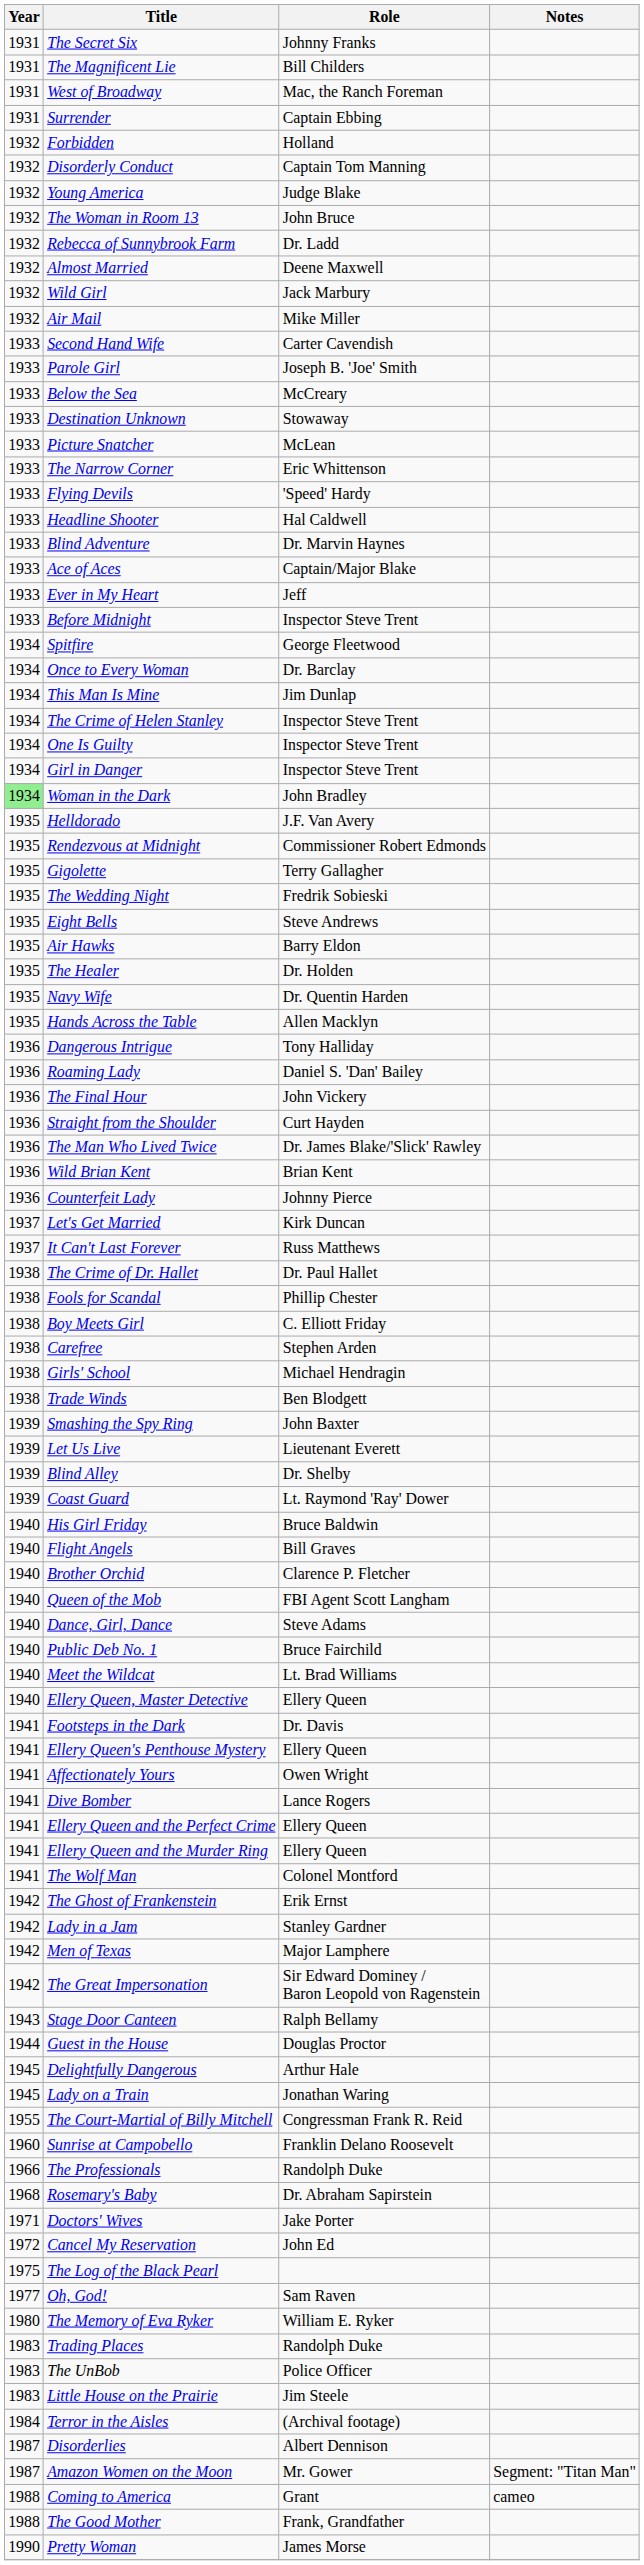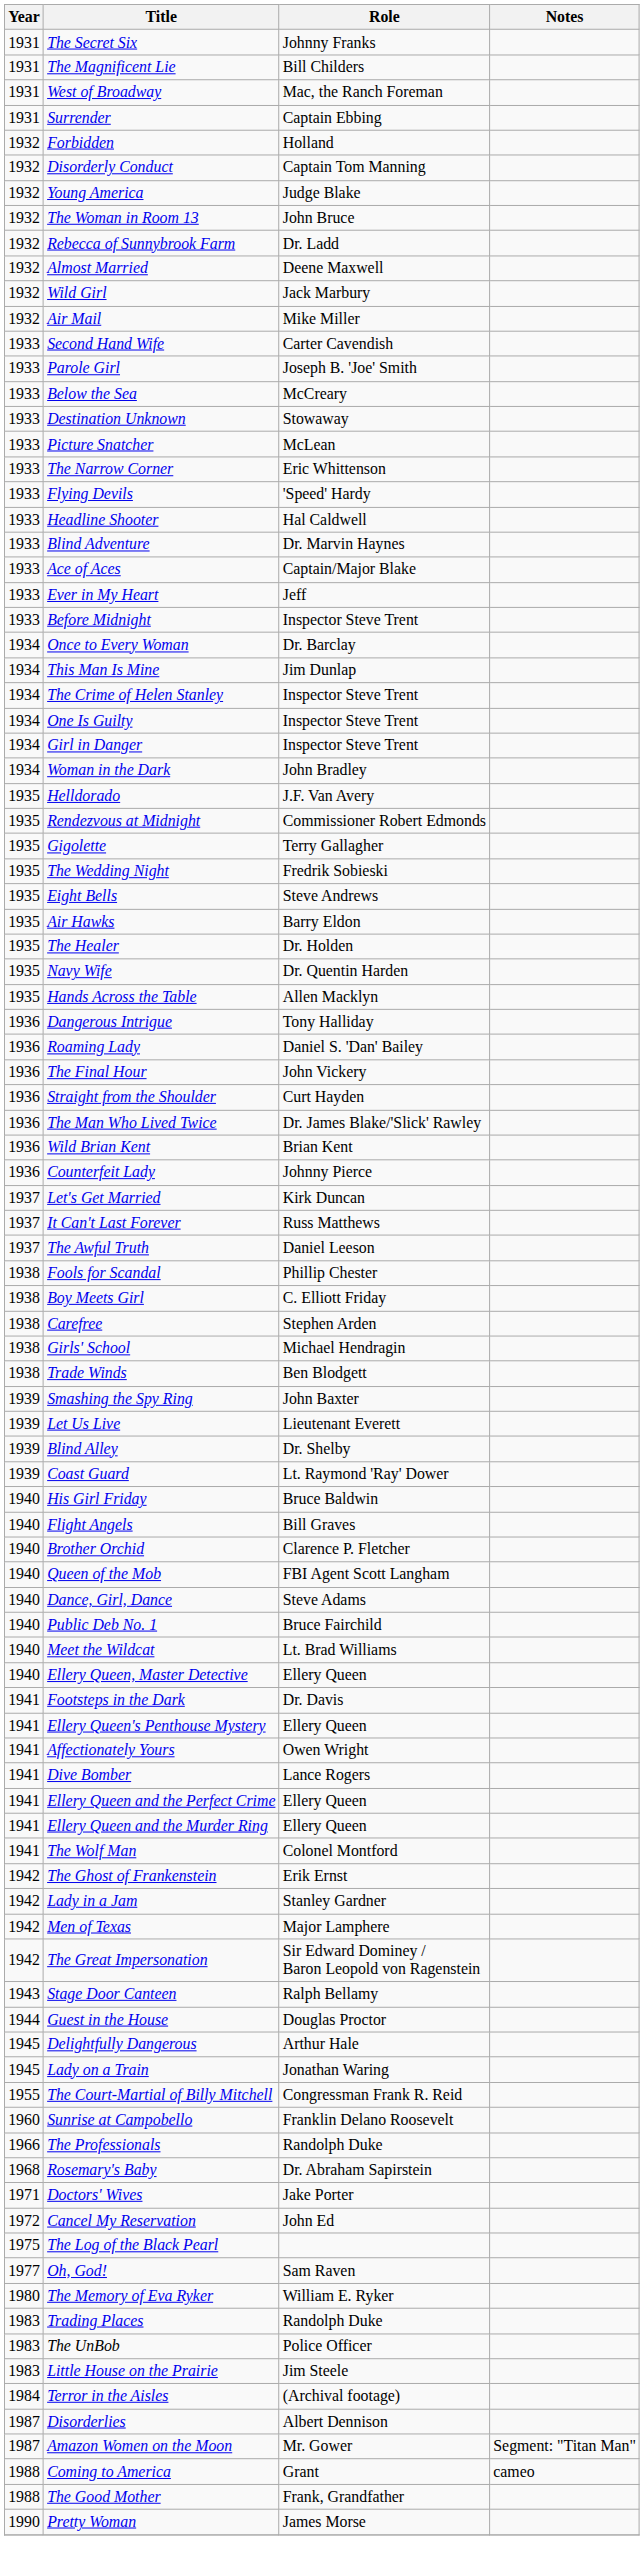- row: (70, 645)
(24, 795) lightgreen background -> (24, 770) no background
+ row: (98, 1248)
- row: (123, 1273)
